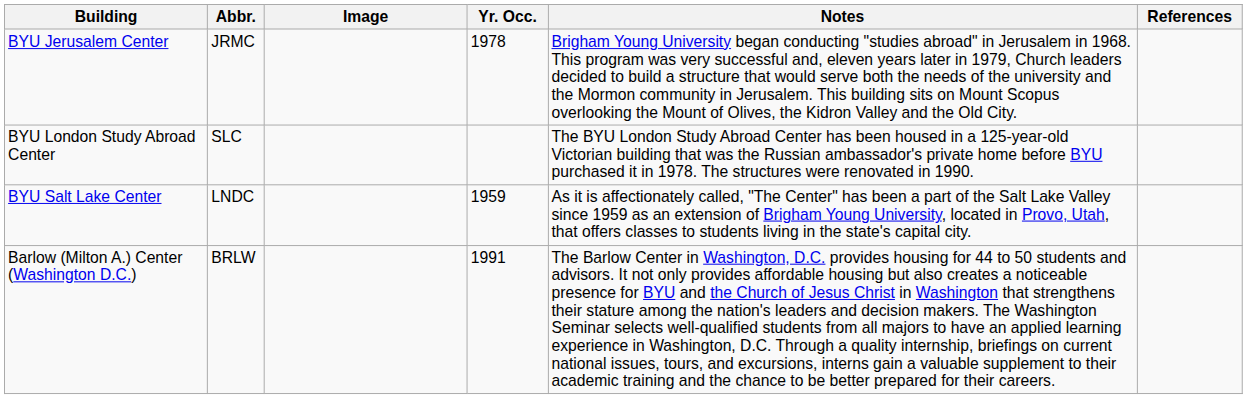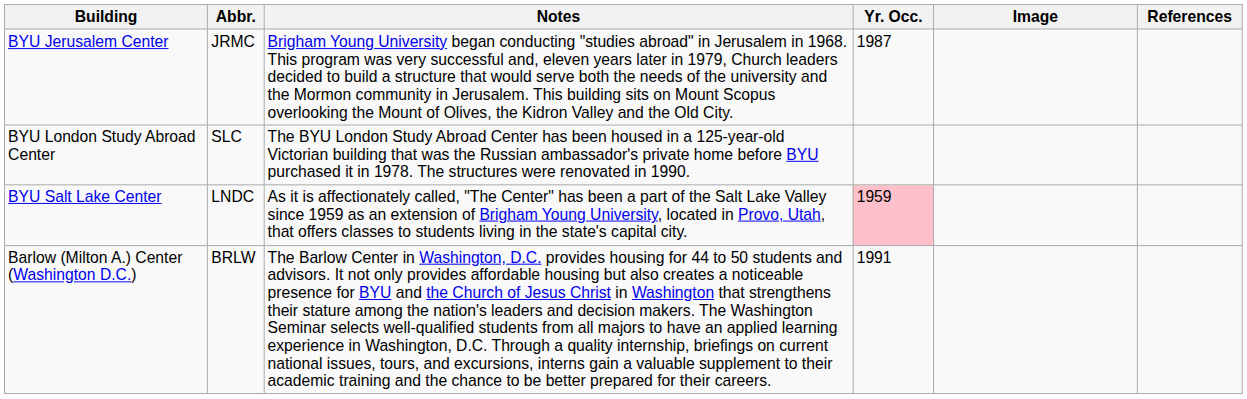columns swapped: (366, 16) <-> (842, 16)
(488, 41) 1978 -> (874, 41) 1987
(488, 197) no background -> (874, 197) pink background
